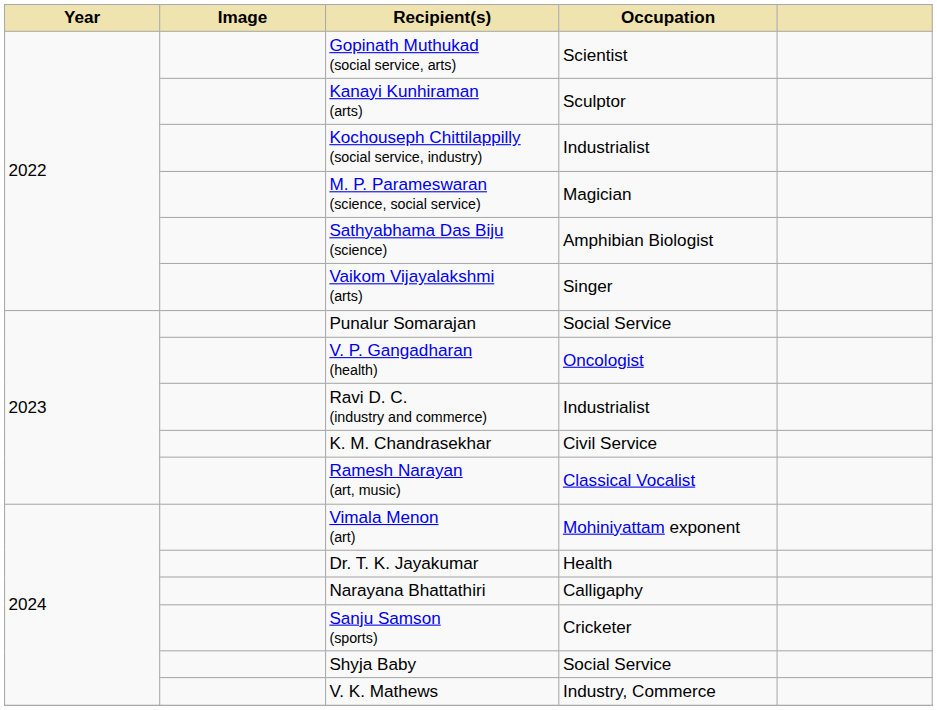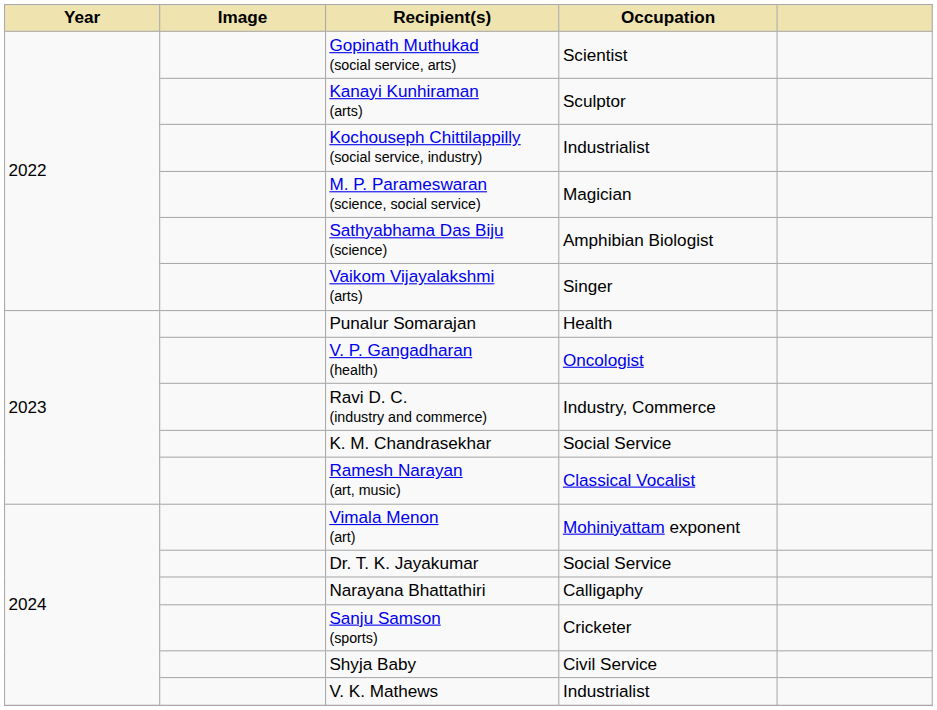(617, 323) Social Service -> (588, 323) Health
(606, 406) Industrialist -> (639, 406) Industry, Commerce
(610, 443) Civil Service -> (617, 443) Social Service
(588, 563) Health -> (617, 563) Social Service
(617, 664) Social Service -> (610, 664) Civil Service
(639, 691) Industry, Commerce -> (606, 691) Industrialist
